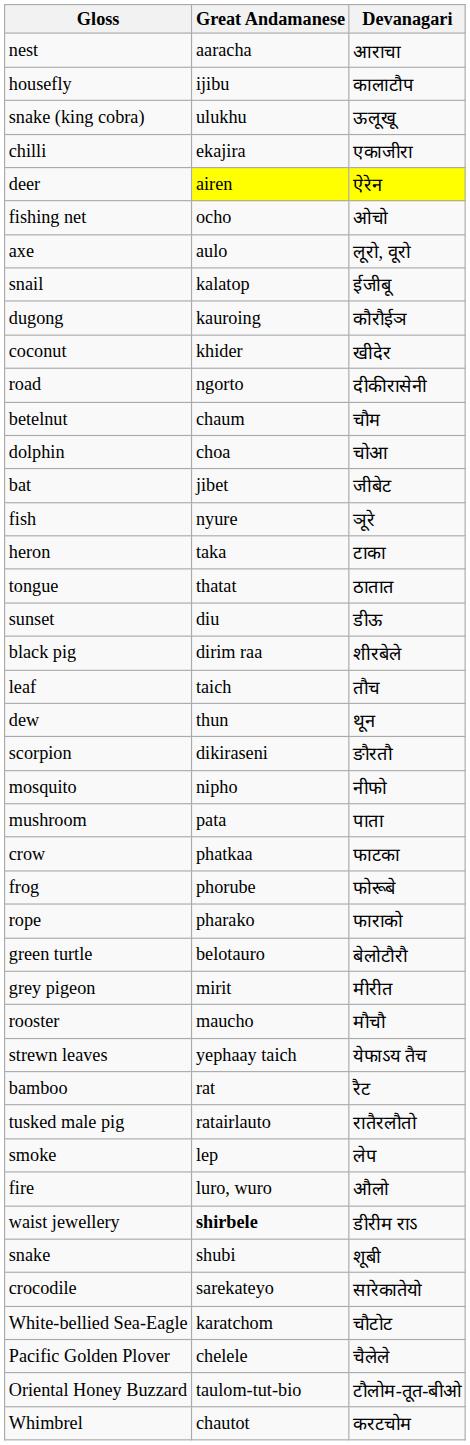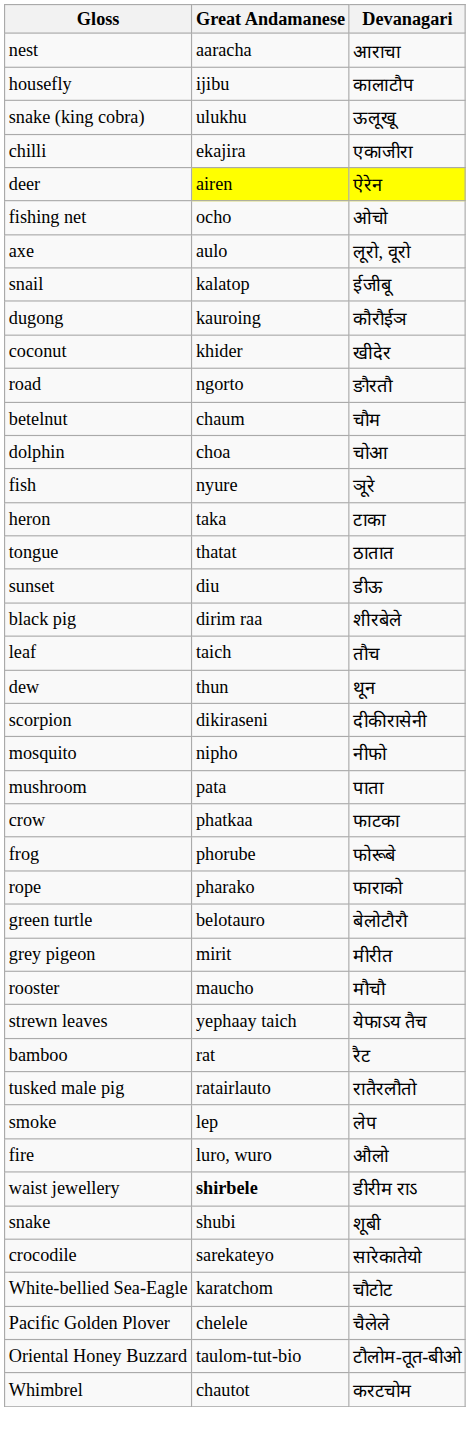(390, 386) दीकीरासेनी -> (373, 386) ङौरतौ
- row: (20, 485)
(373, 754) ङौरतौ -> (390, 721) दीकीरासेनी
